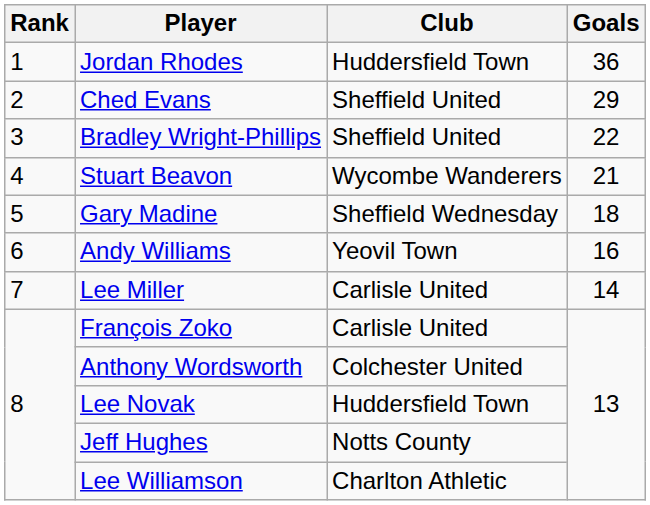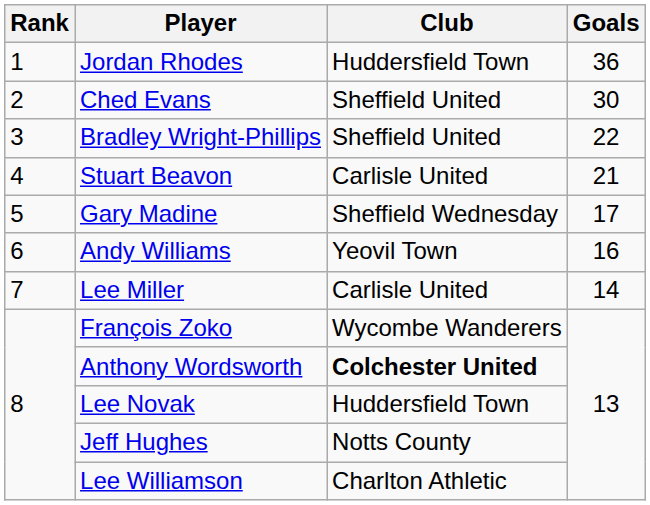(606, 99) 29 -> (606, 99) 30
(447, 175) Wycombe Wanderers -> (410, 175) Carlisle United
(606, 213) 18 -> (606, 213) 17
(410, 328) Carlisle United -> (447, 328) Wycombe Wanderers
(427, 366) normal -> (435, 366) bold
